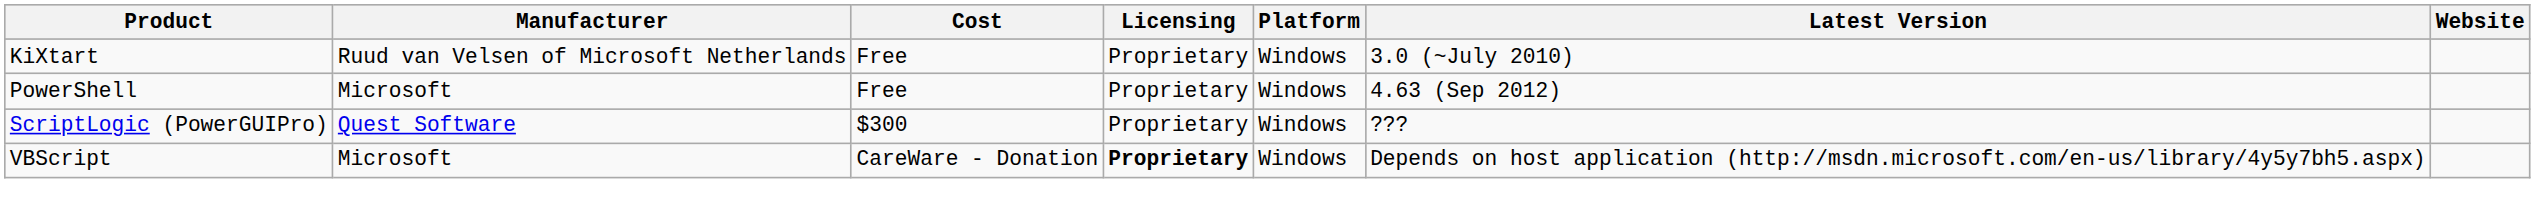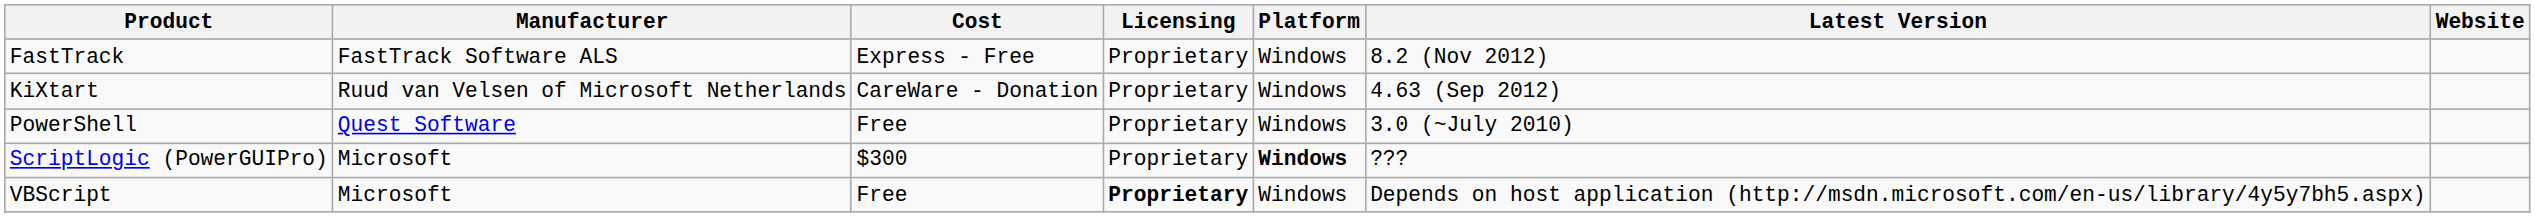+ row: (67, 57)
(882, 57) Free -> (977, 91) CareWare - Donation
(1472, 57) 3.0 (~July 2010) -> (1466, 91) 4.63 (Sep 2012)
(395, 91) Microsoft -> (427, 126) Quest Software
(1466, 91) 4.63 (Sep 2012) -> (1472, 126) 3.0 (~July 2010)
(427, 126) Quest Software -> (395, 160) Microsoft
(1303, 126) normal -> (1303, 160) bold
(977, 160) CareWare - Donation -> (882, 195) Free
